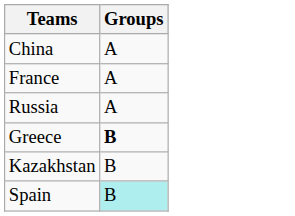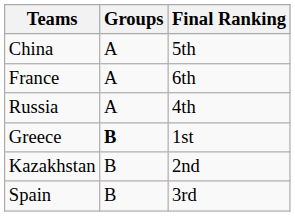+ column: (229, 19)
(110, 195) paleturquoise background -> (110, 195) no background
